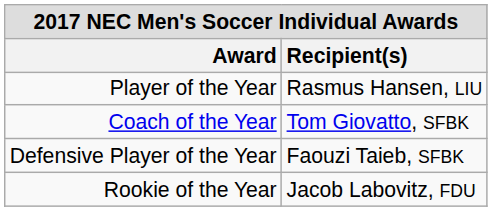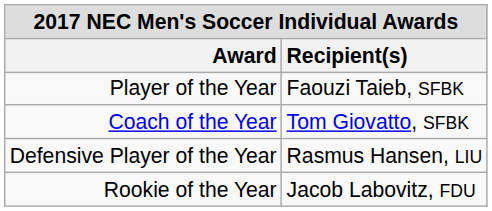(384, 89) Rasmus Hansen, LIU -> (375, 89) Faouzi Taieb, SFBK
(375, 156) Faouzi Taieb, SFBK -> (384, 156) Rasmus Hansen, LIU
